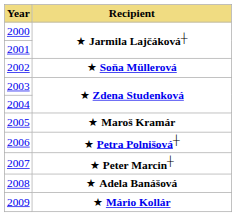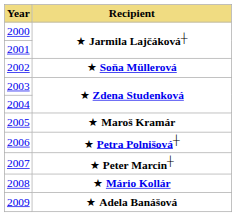(132, 183) ★ Adela Banášová -> (132, 183) ★ Mário Kollár
(132, 202) ★ Mário Kollár -> (132, 202) ★ Adela Banášová
